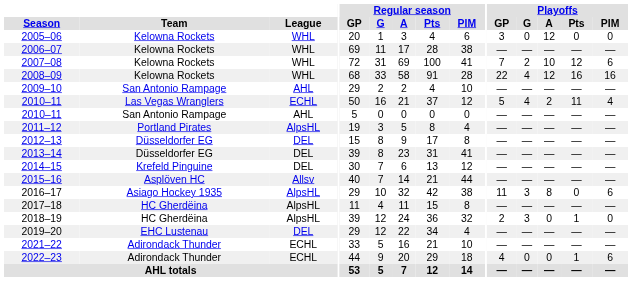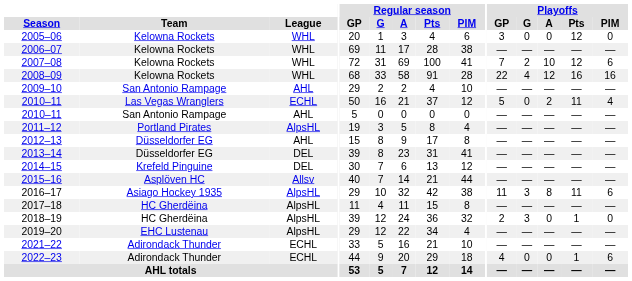(549, 36) 12 -> (549, 36) 0
(576, 36) 0 -> (576, 36) 12
(527, 101) 4 -> (527, 101) 0
(303, 140) DEL -> (303, 140) AHL
(576, 192) 0 -> (576, 192) 11
(303, 231) DEL -> (303, 231) AlpsHL
